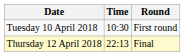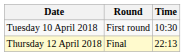columns swapped: (118, 12) <-> (155, 12)
